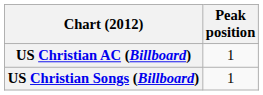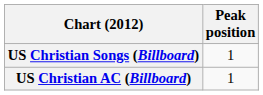rows swapped: (103, 78) <-> (103, 55)
